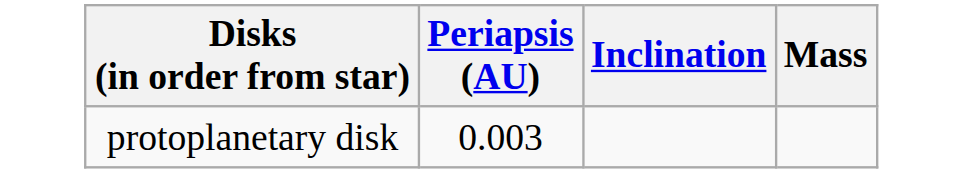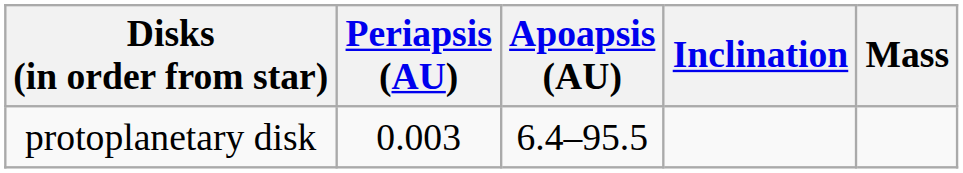+ column: (582, 55)
